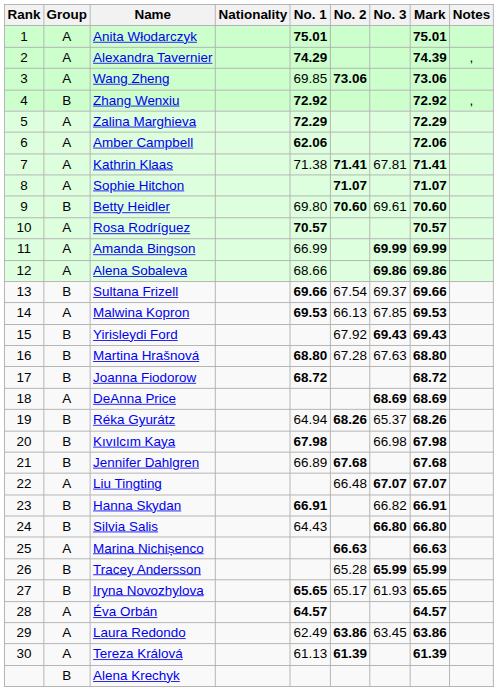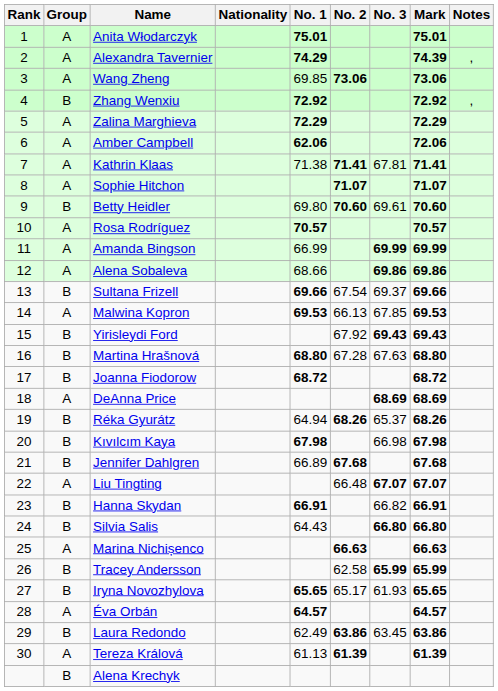(350, 569) 65.28 -> (350, 569) 62.58
(67, 633) A -> (67, 633) B
